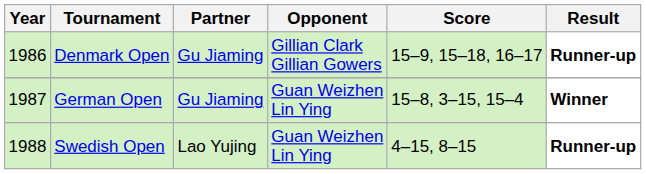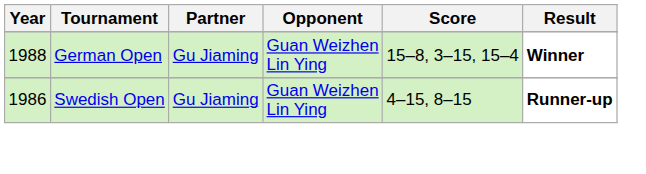- row: (112, 55)
(27, 100) 1987 -> (27, 55) 1988
(27, 146) 1988 -> (27, 100) 1986
(217, 146) Lao Yujing -> (216, 100) Gu Jiaming
